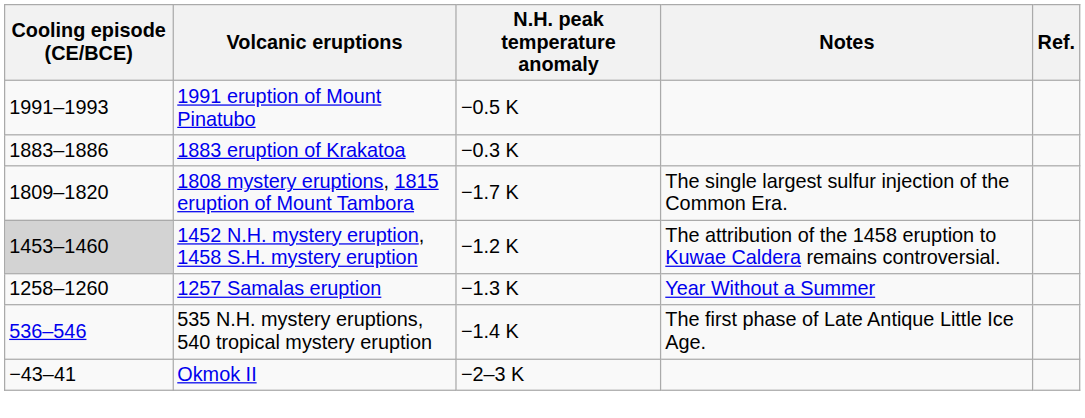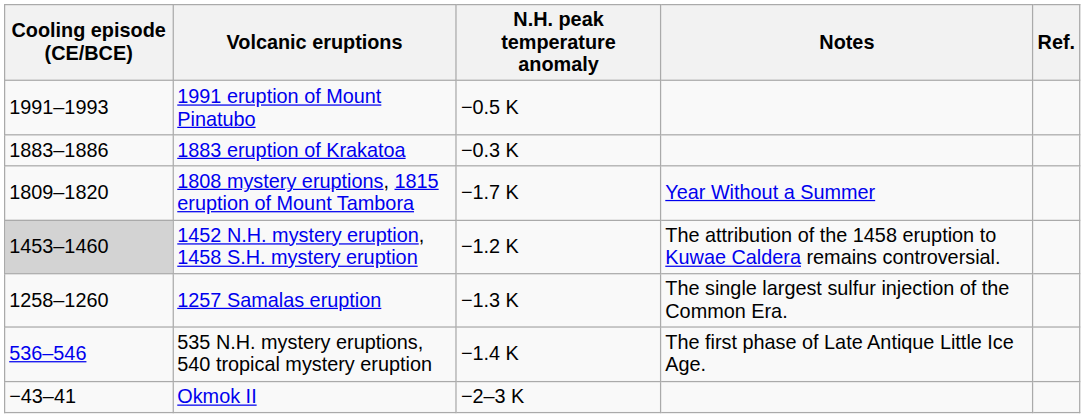(837, 192) The single largest sulfur injection of the Common Era. -> (770, 192) Year Without a Summer
(770, 289) Year Without a Summer -> (837, 300) The single largest sulfur injection of the Common Era.
